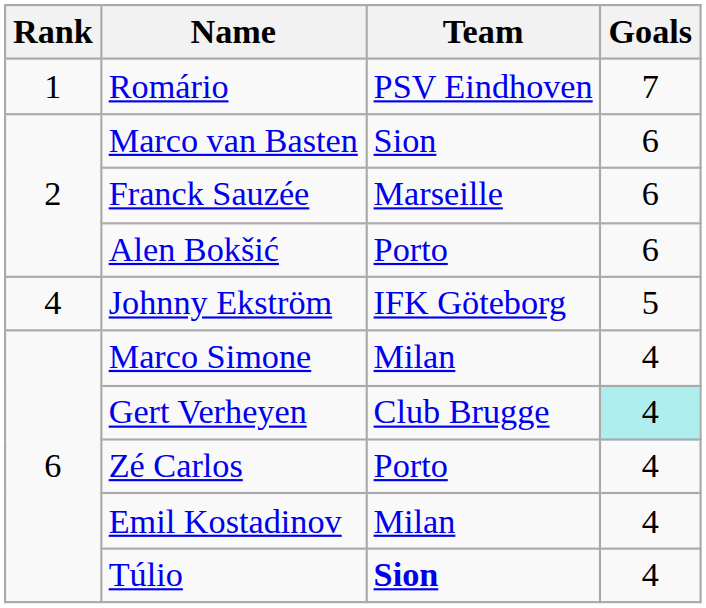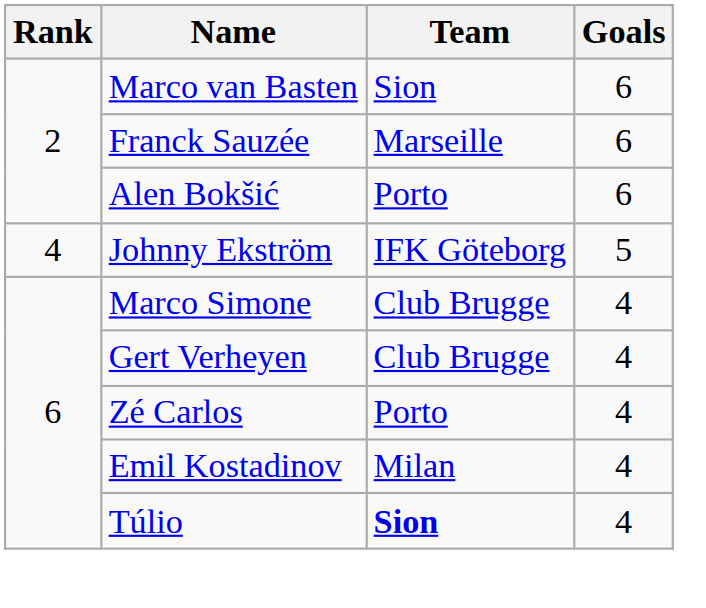- row: (169, 85)
(414, 357) Milan -> (462, 303) Club Brugge
(650, 411) paleturquoise background -> (624, 357) no background
